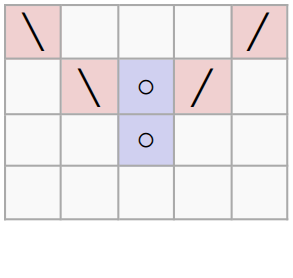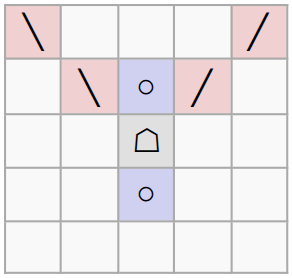+ row: (90, 141)
